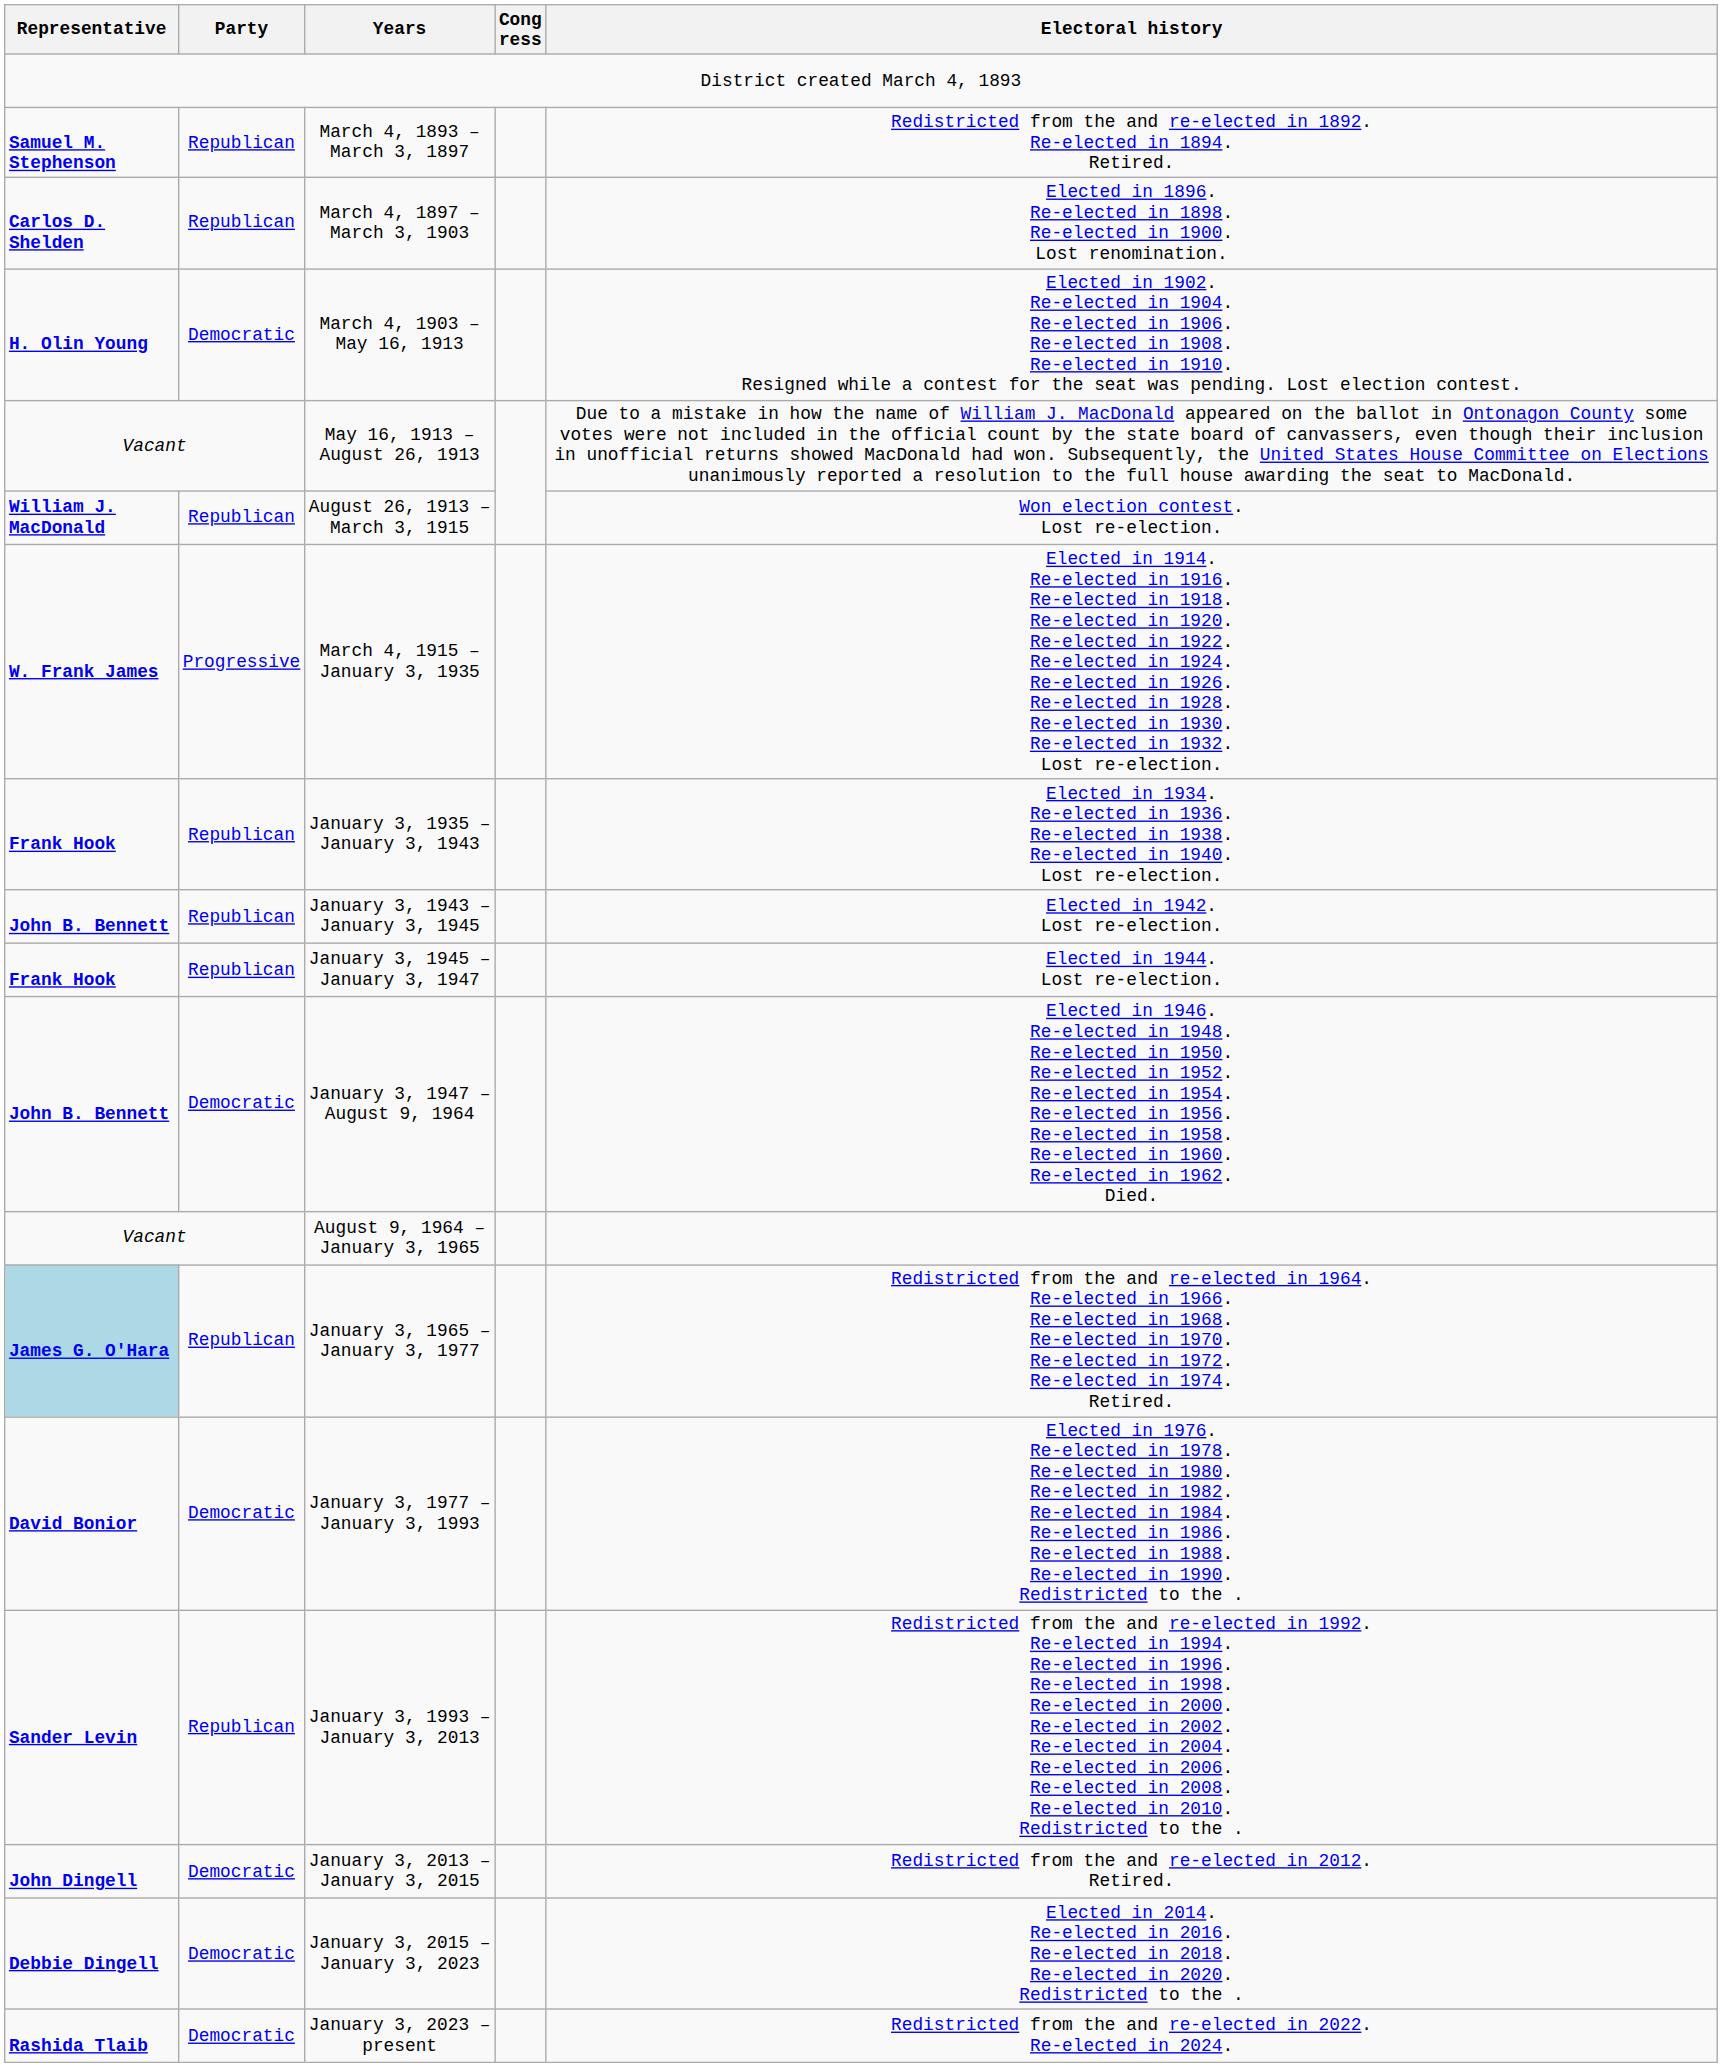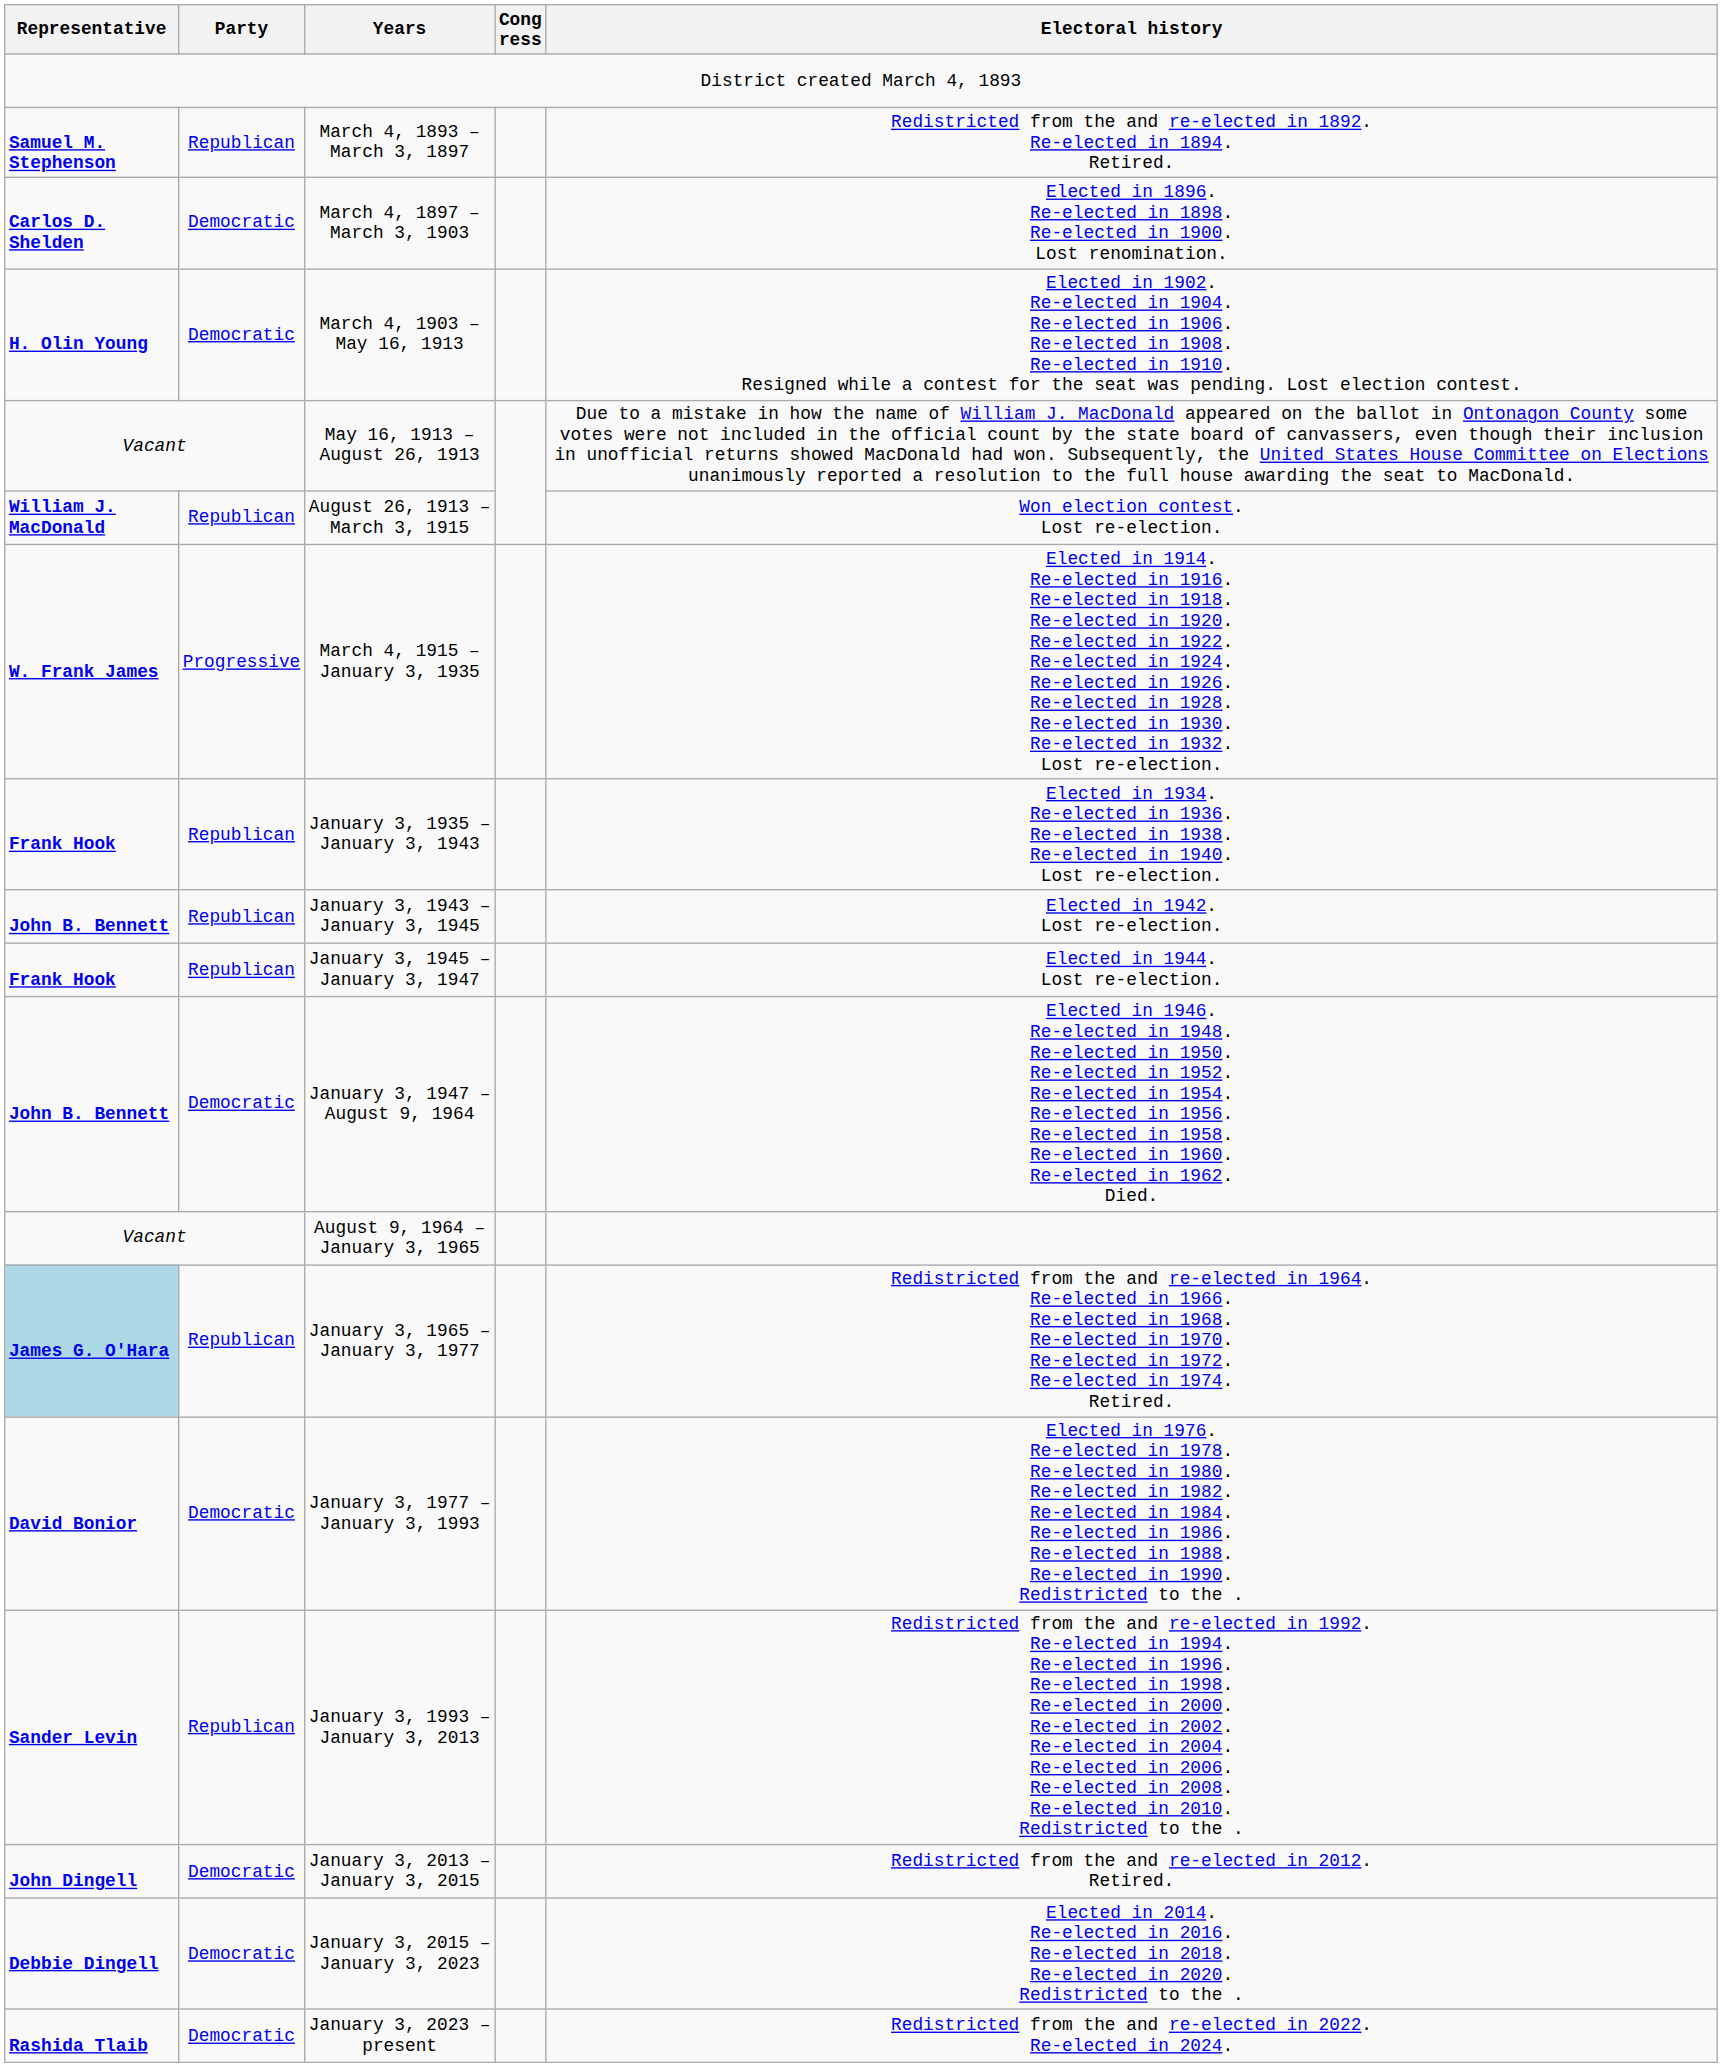(241, 223) Republican -> (241, 223) Democratic
